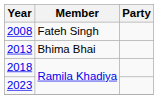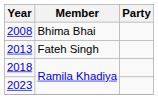(68, 31) Fateh Singh -> (67, 31) Bhima Bhai
(67, 49) Bhima Bhai -> (68, 49) Fateh Singh
